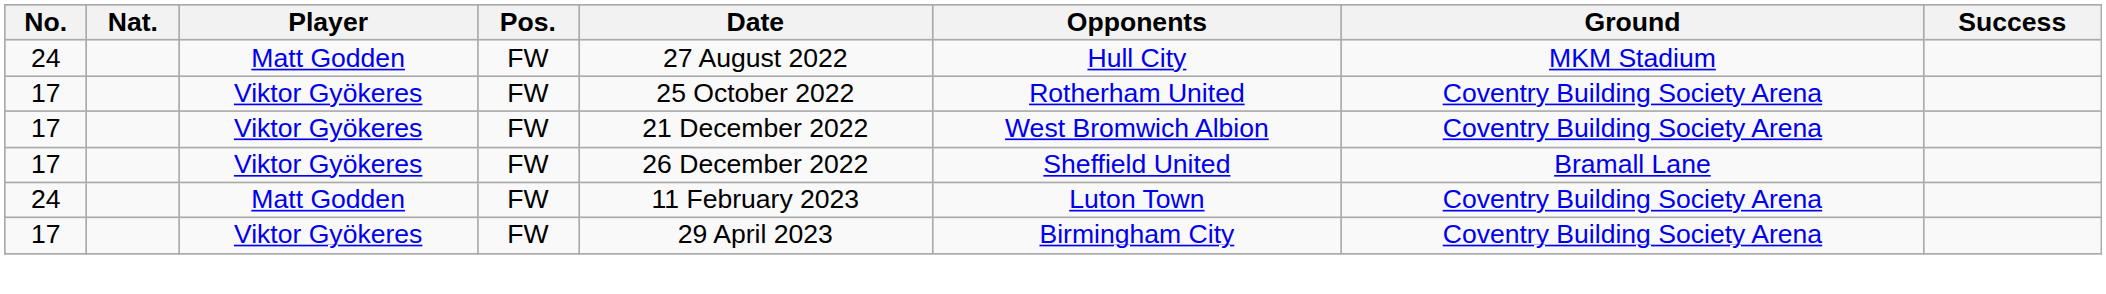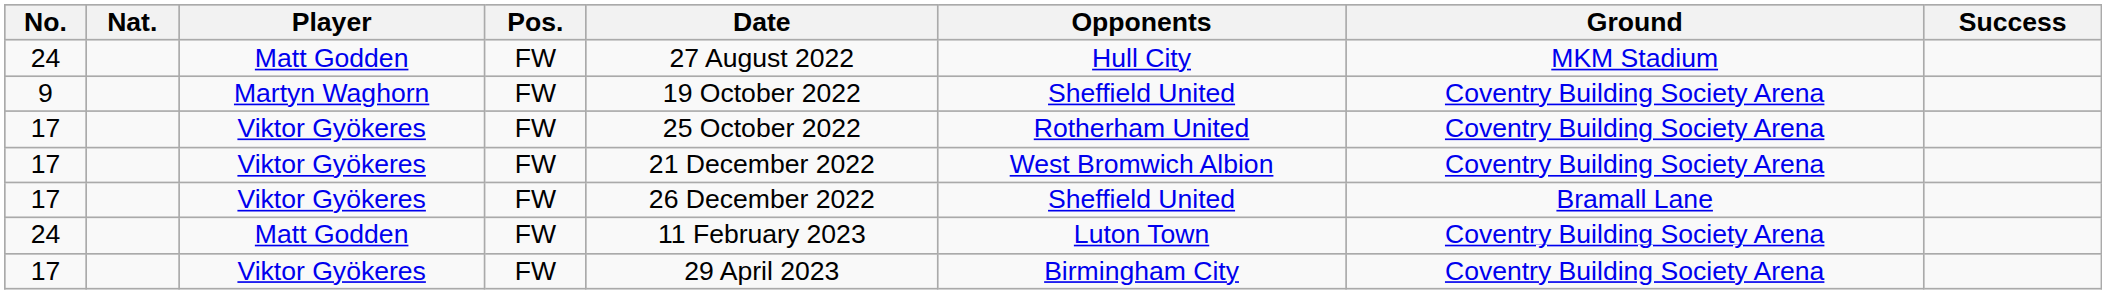+ row: (45, 93)
